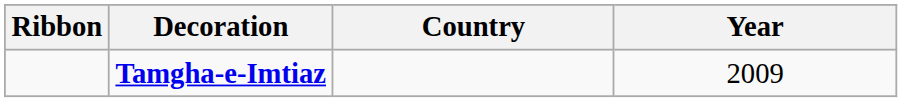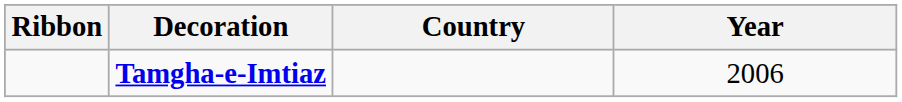(755, 72) 2009 -> (755, 72) 2006
